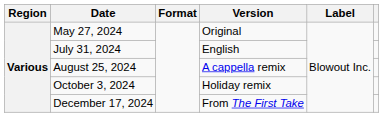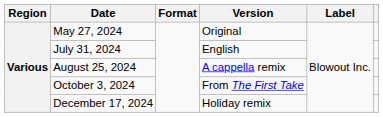(236, 85) Holiday remix -> (253, 85) From The First Take
(253, 103) From The First Take -> (236, 103) Holiday remix
